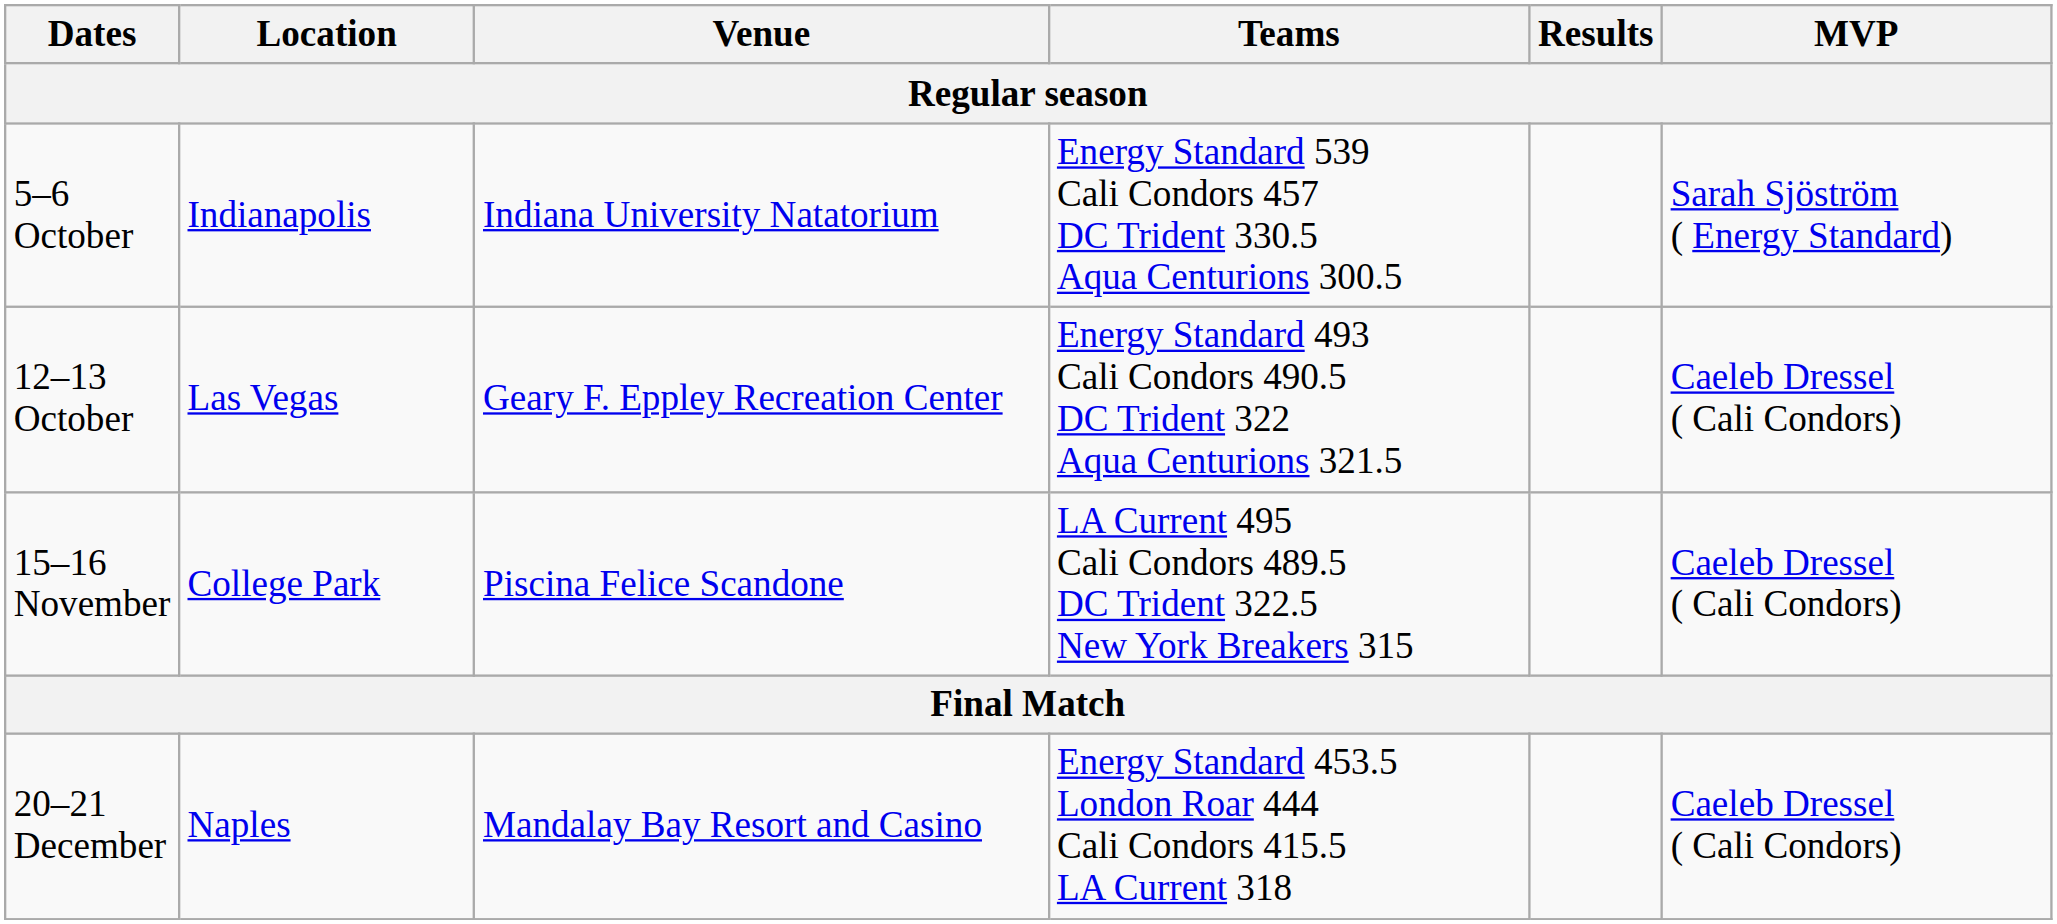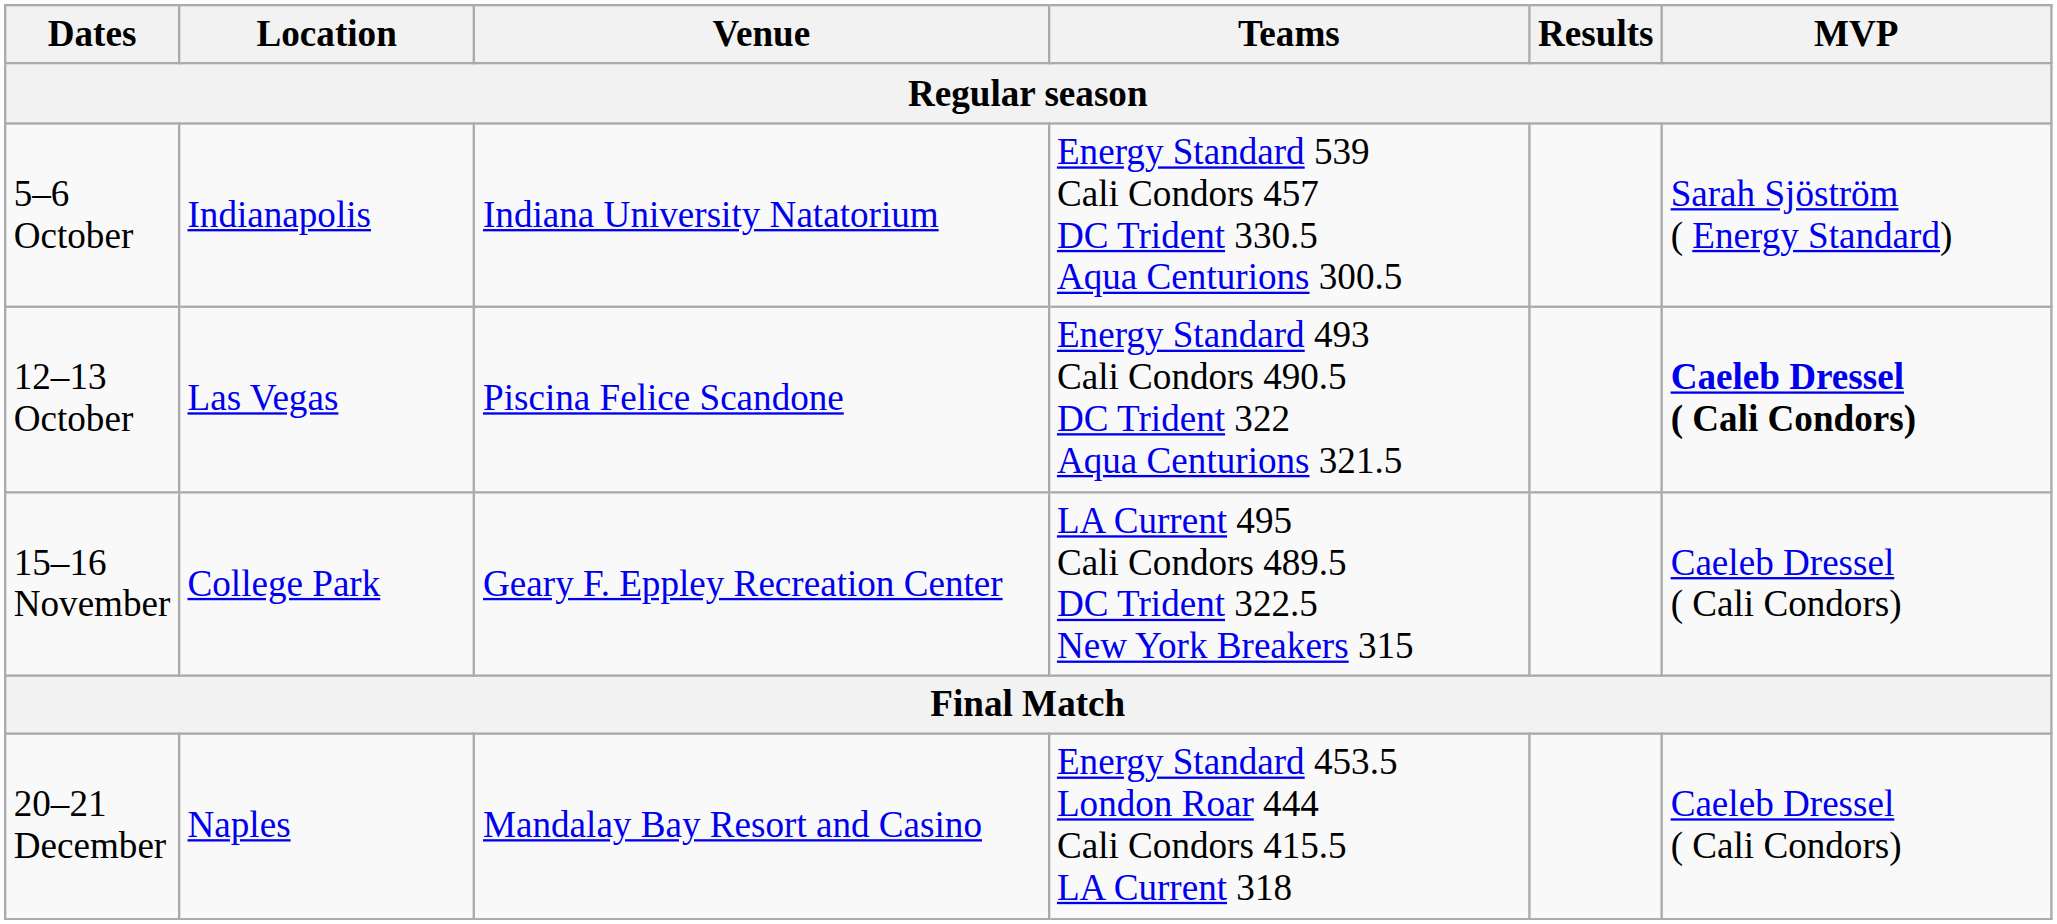(743, 398) Geary F. Eppley Recreation Center -> (663, 398) Piscina Felice Scandone
(1786, 398) normal -> (1793, 398) bold
(663, 582) Piscina Felice Scandone -> (743, 582) Geary F. Eppley Recreation Center
